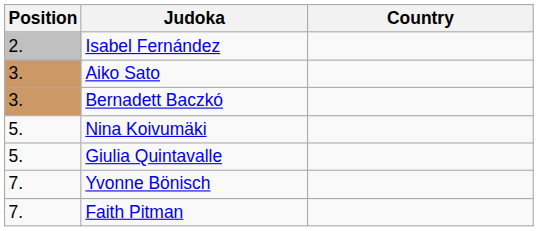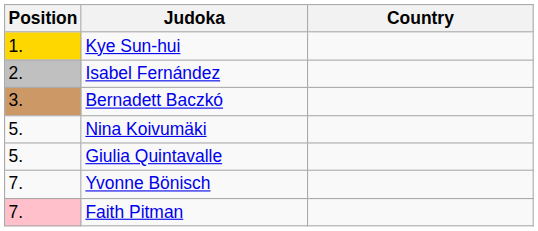+ row: (133, 45)
- row: (123, 73)
(16, 211) no background -> (16, 211) pink background
